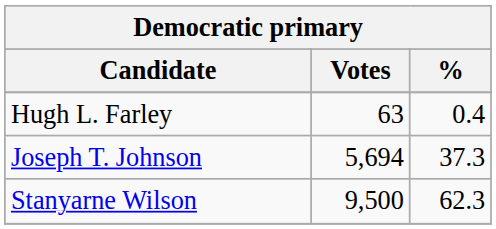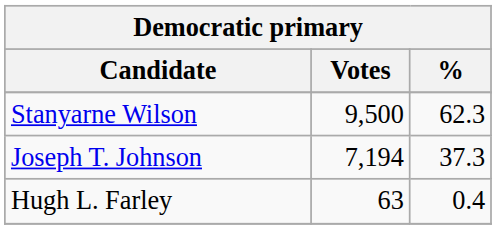rows swapped: (104, 200) <-> (92, 114)
(374, 157) 5,694 -> (374, 157) 7,194
